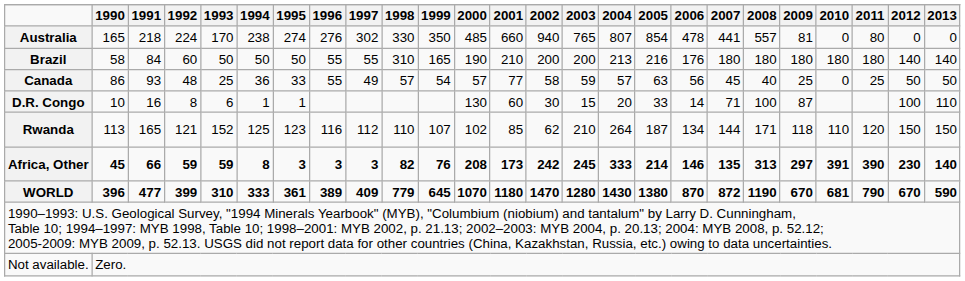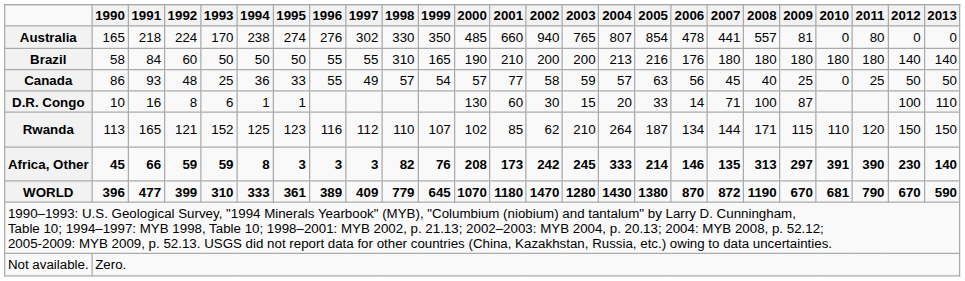(802, 129) 118 -> (802, 129) 115
